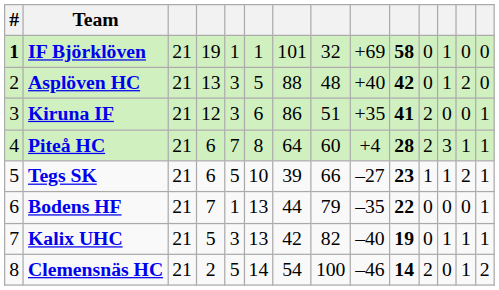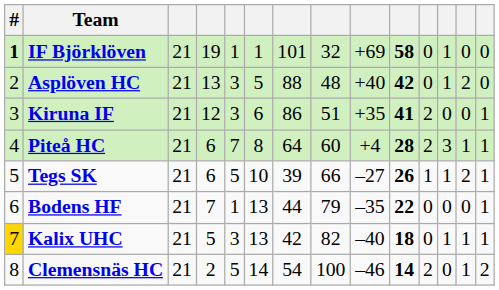(404, 176) 23 -> (404, 176) 26
(14, 238) no background -> (14, 238) gold background
(404, 238) 19 -> (404, 238) 18
